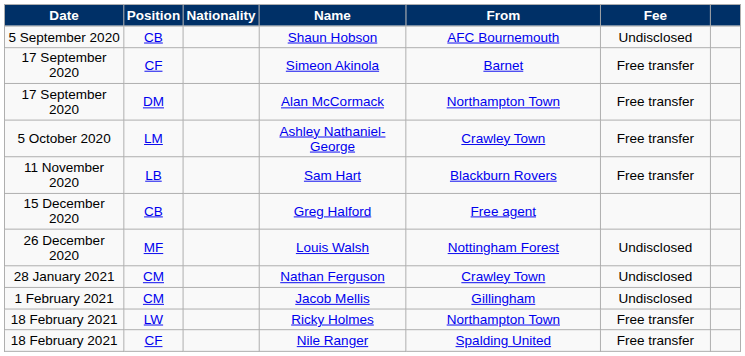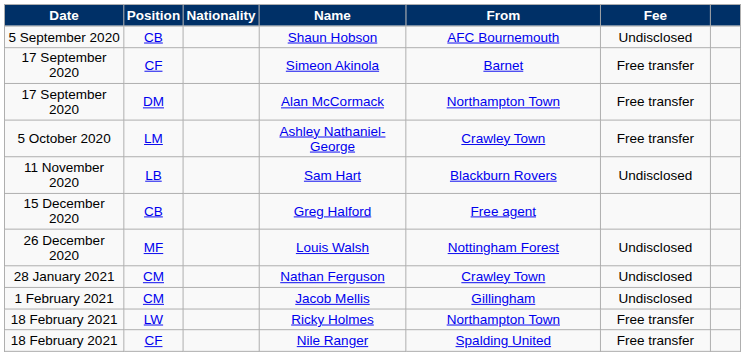(655, 175) Free transfer -> (655, 175) Undisclosed
